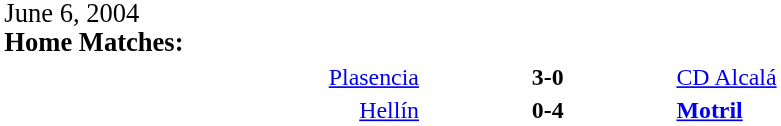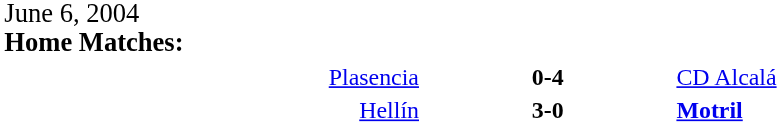(548, 76) 3-0 -> (548, 76) 0-4
(548, 110) 0-4 -> (548, 110) 3-0
